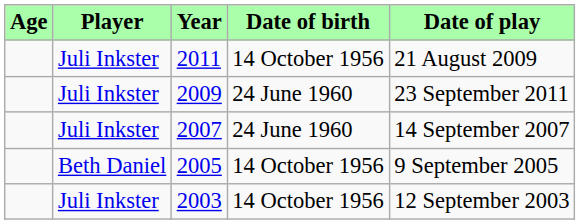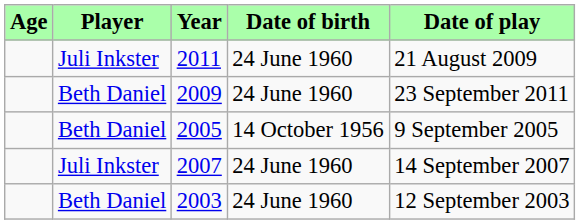(308, 58) 14 October 1956 -> (292, 58) 24 June 1960
(108, 93) Juli Inkster -> (112, 93) Beth Daniel
rows swapped: (199, 165) <-> (199, 129)
(108, 201) Juli Inkster -> (112, 201) Beth Daniel
(308, 201) 14 October 1956 -> (292, 201) 24 June 1960
